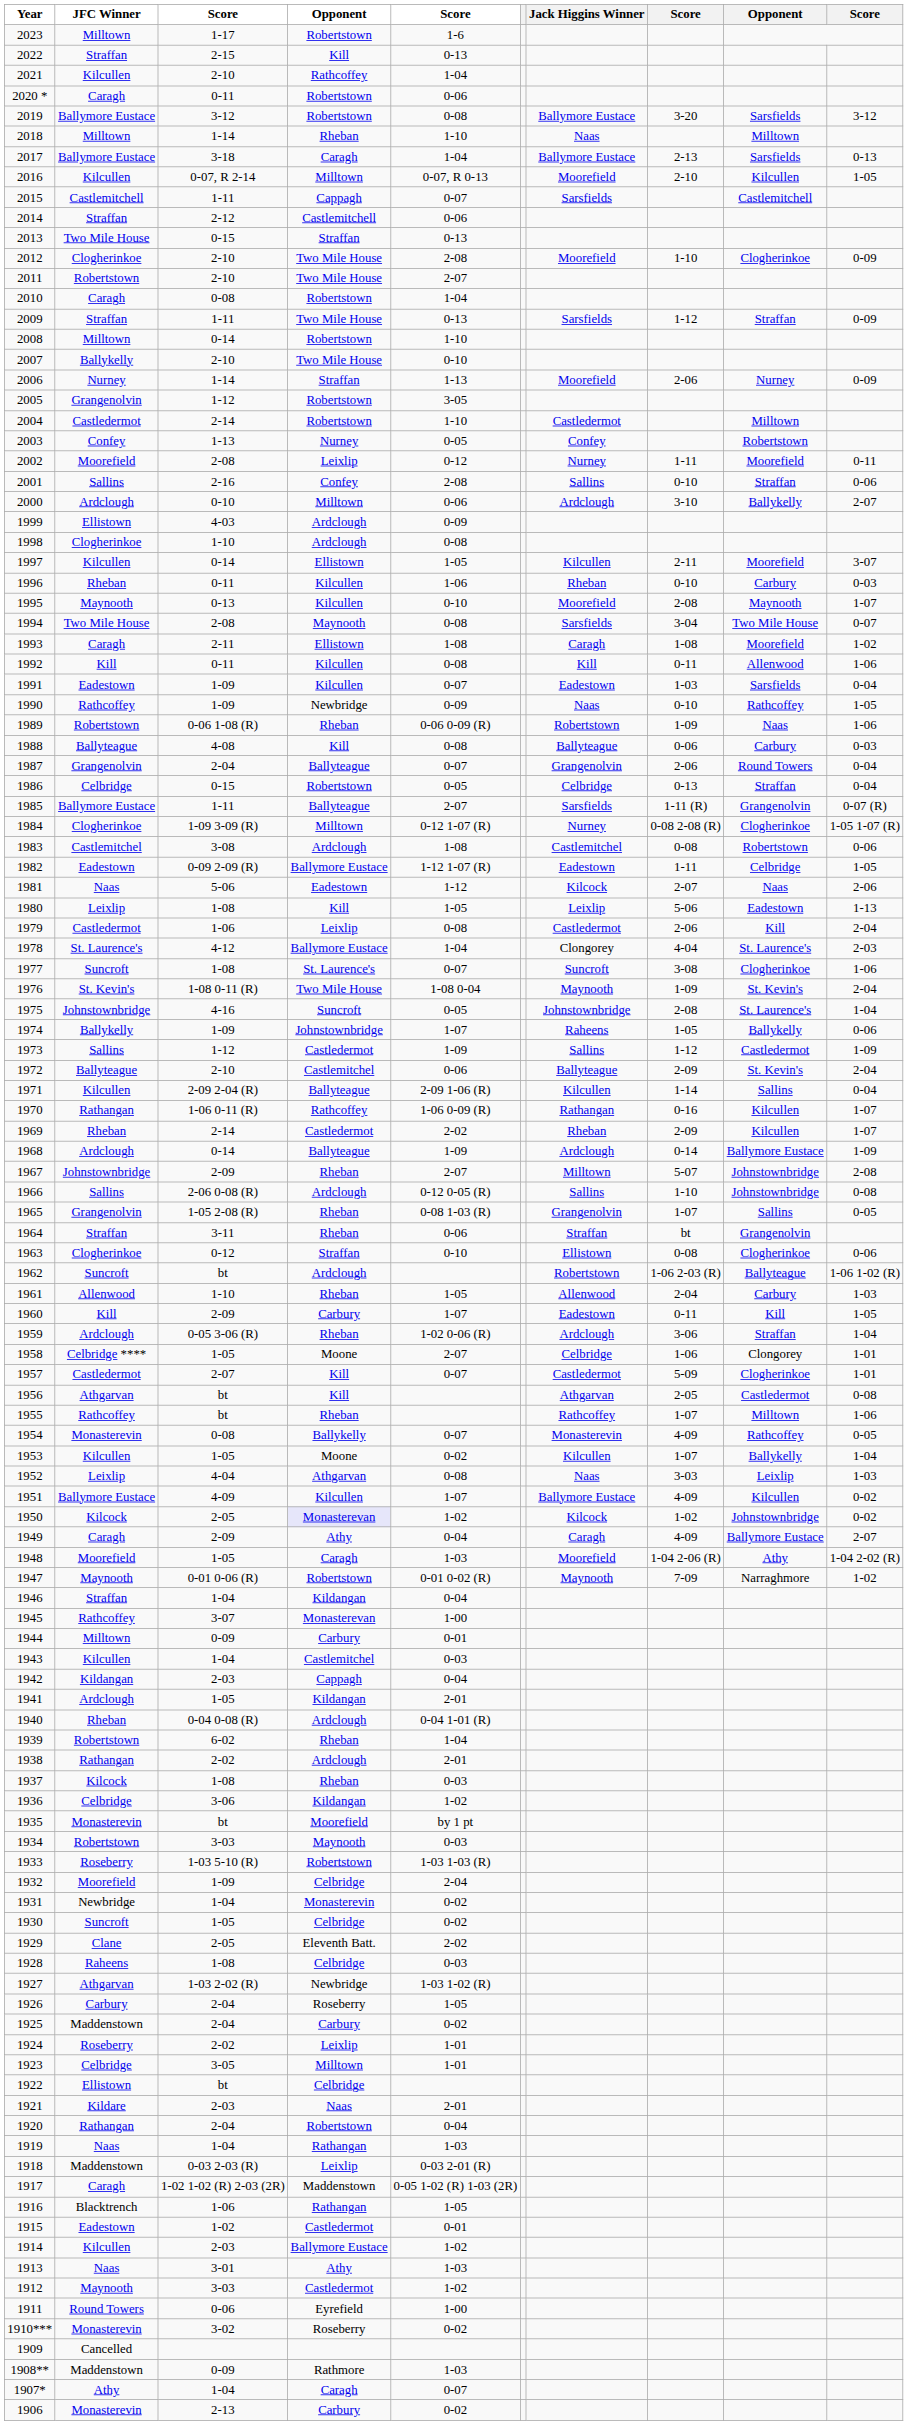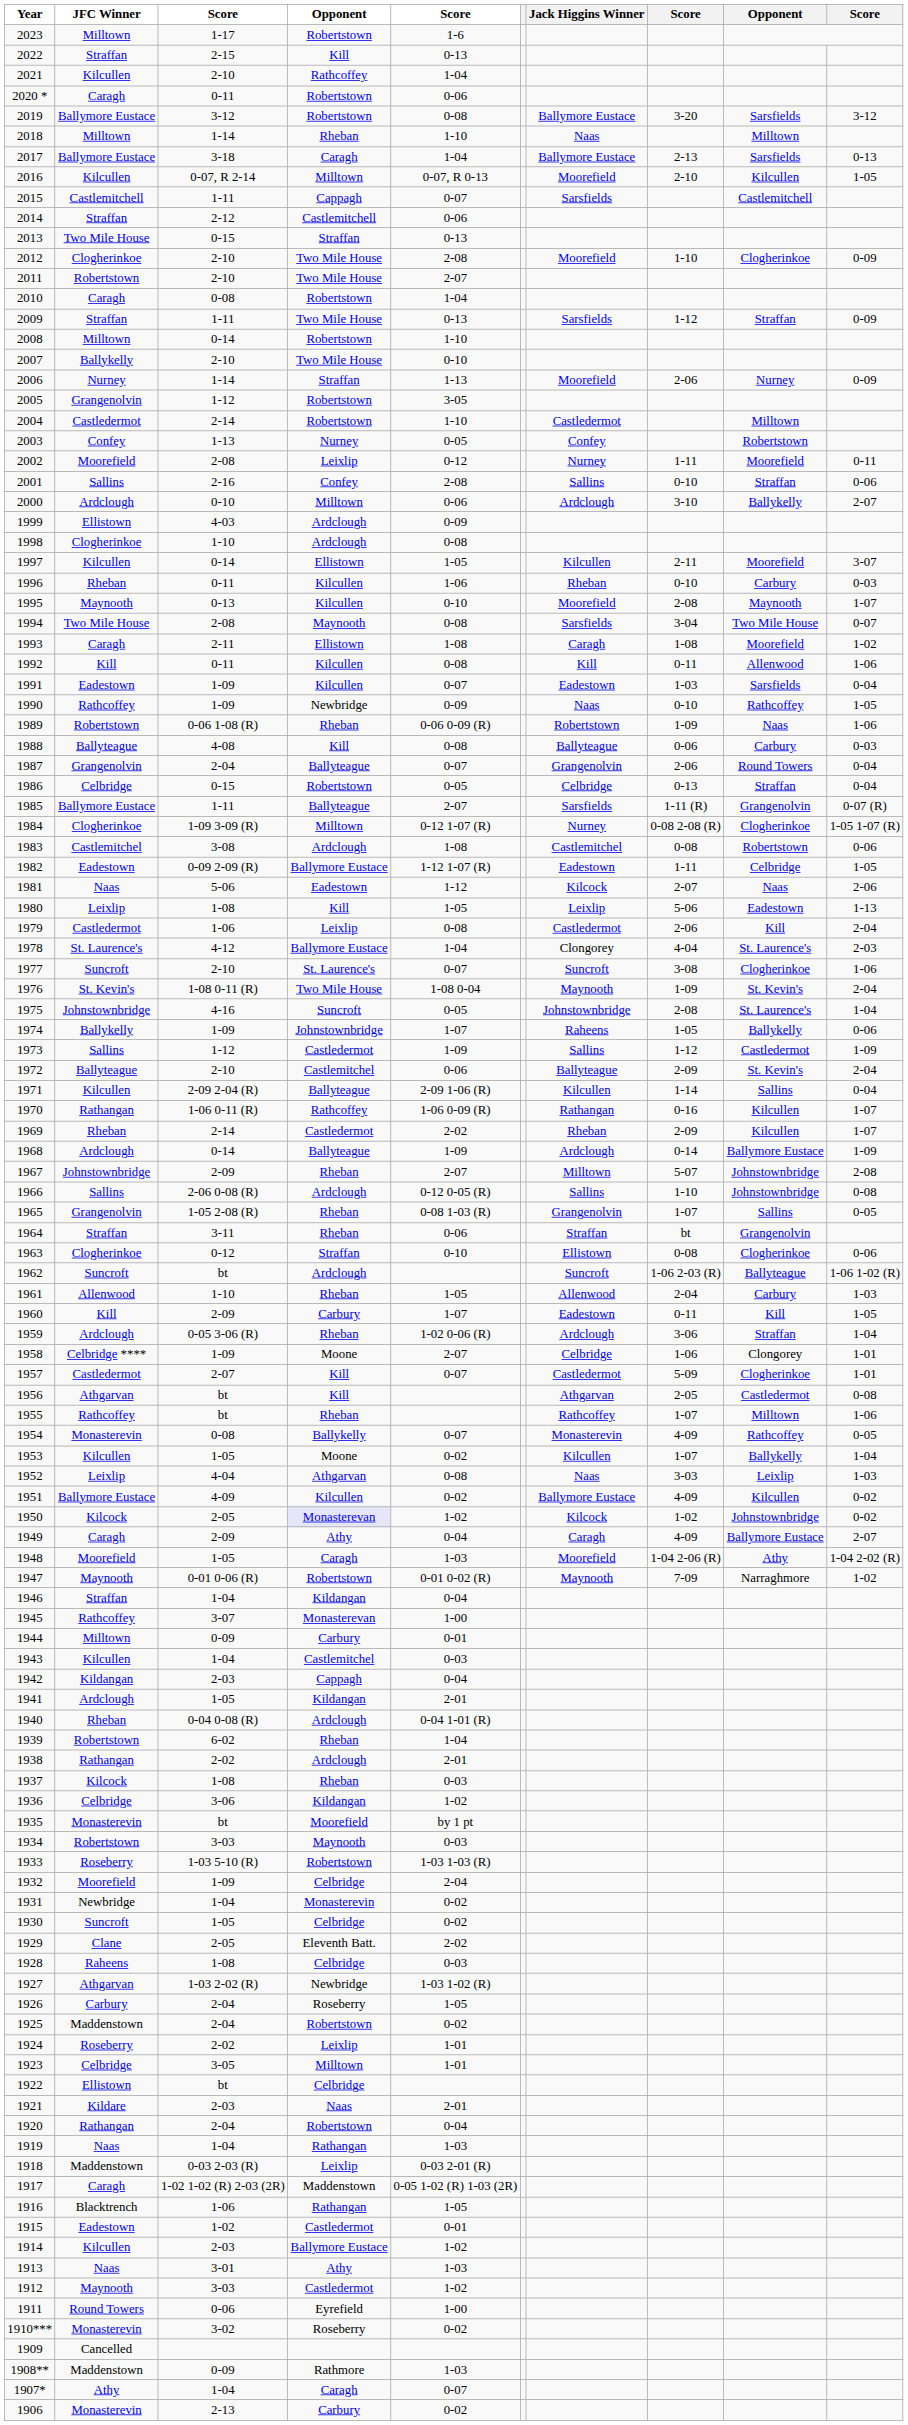(223, 968) 1-08 -> (223, 968) 2-10
(587, 1273) Robertstown -> (587, 1273) Suncroft
(223, 1354) 1-05 -> (223, 1354) 1-09
(455, 1496) 1-07 -> (455, 1496) 0-02
(339, 2024) Carbury -> (339, 2024) Robertstown
